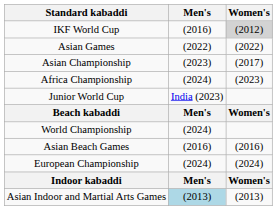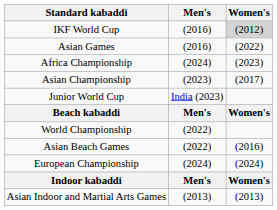(197, 46) (2022) -> (197, 46) (2016)
rows swapped: (86, 63) <-> (86, 79)
(197, 130) (2024) -> (197, 130) (2022)
(197, 146) (2016) -> (197, 146) (2022)
(197, 197) lightblue background -> (197, 197) no background
